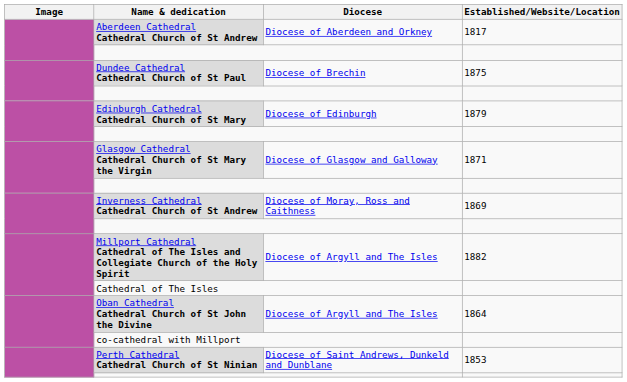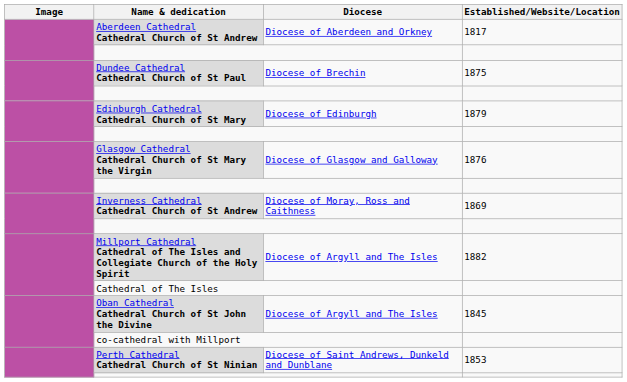(475, 160) 1871 -> (475, 160) 1876
(475, 314) 1864 -> (475, 314) 1845
